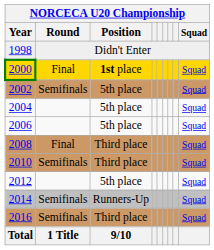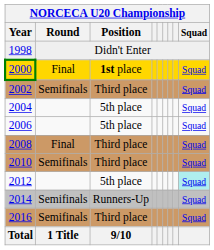(121, 89) 5th place -> (121, 89) Third place
(194, 181) no background -> (194, 181) paleturquoise background
